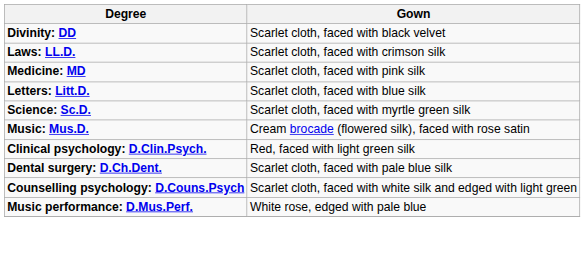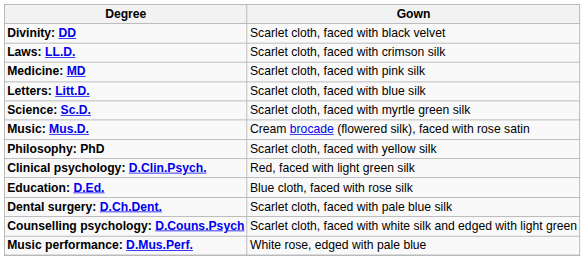+ row: (56, 149)
+ row: (56, 187)
